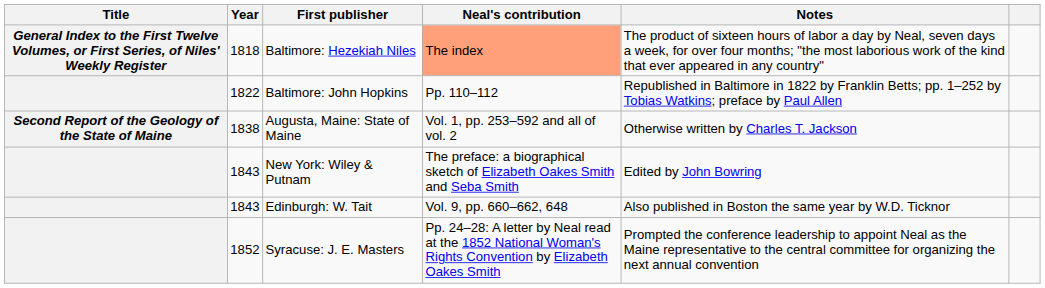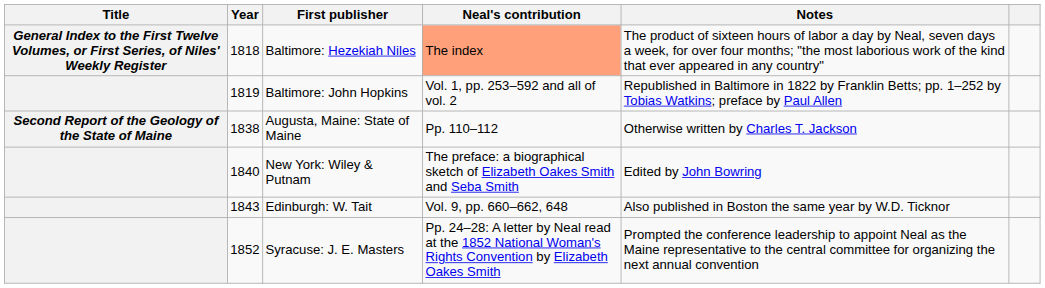(245, 93) 1822 -> (245, 93) 1819
(462, 93) Pp. 110–112 -> (510, 93) Vol. 1, pp. 253–592 and all of vol. 2
(510, 128) Vol. 1, pp. 253–592 and all of vol. 2 -> (462, 128) Pp. 110–112
(245, 171) 1843 -> (245, 171) 1840
